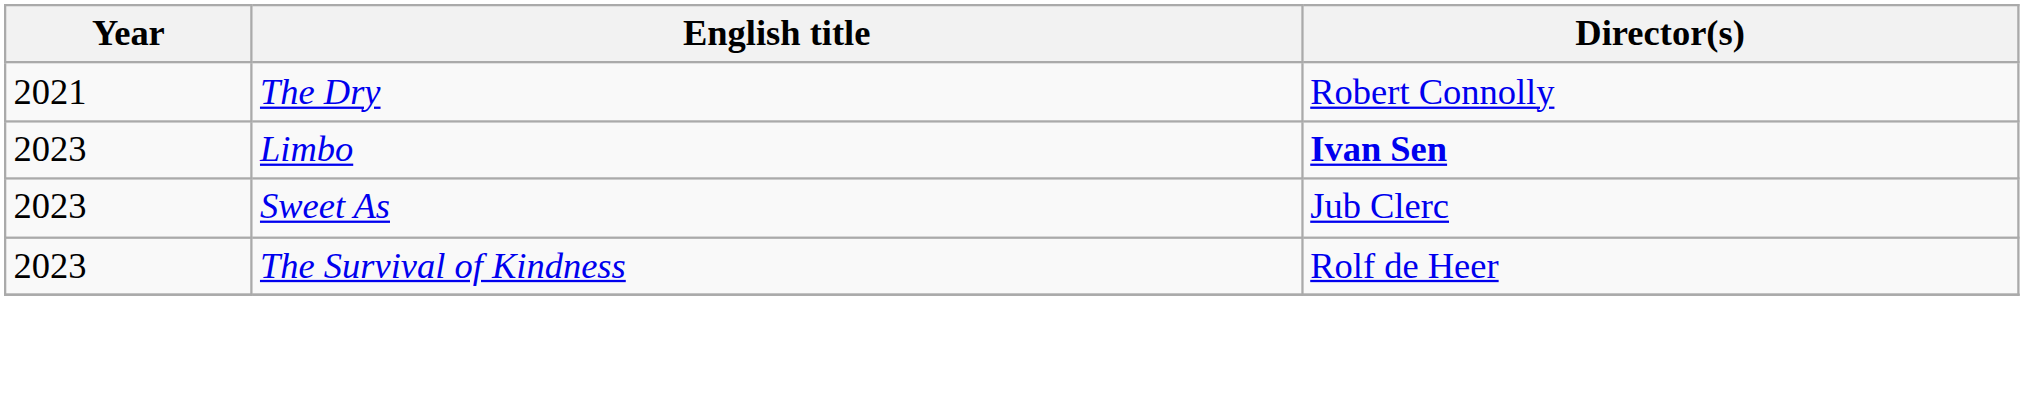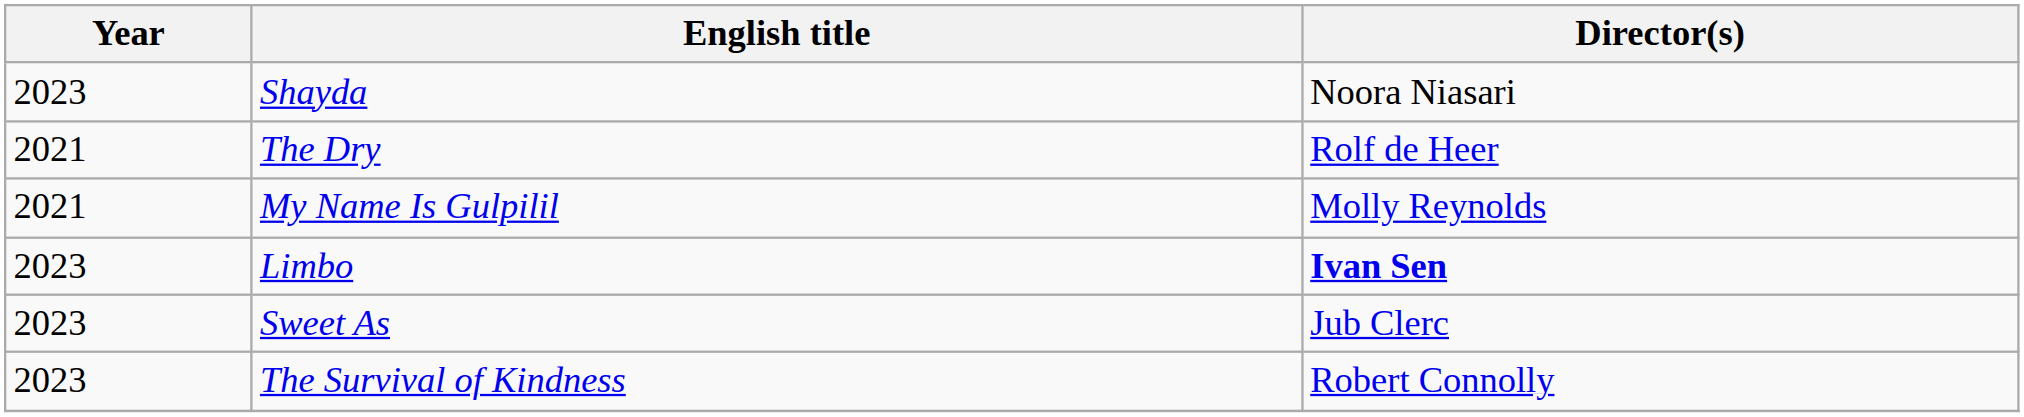+ row: (314, 91)
(1432, 91) Robert Connolly -> (1404, 149) Rolf de Heer
+ row: (409, 206)
(1404, 264) Rolf de Heer -> (1432, 380) Robert Connolly
